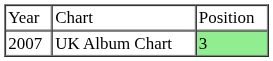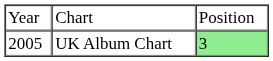(25, 43) 2007 -> (25, 43) 2005
